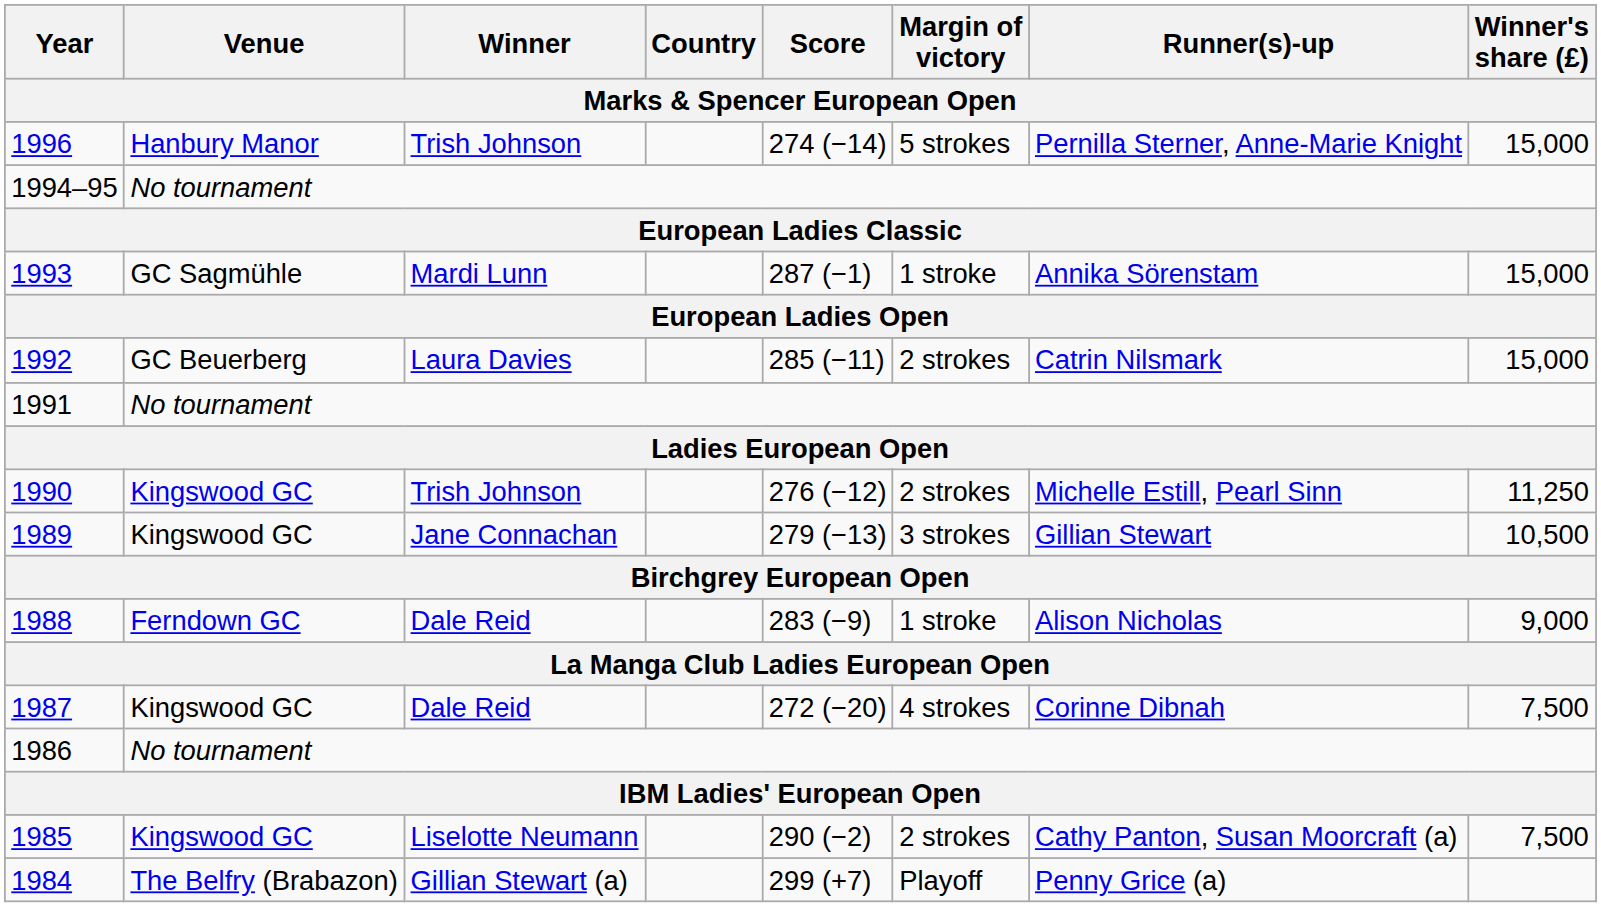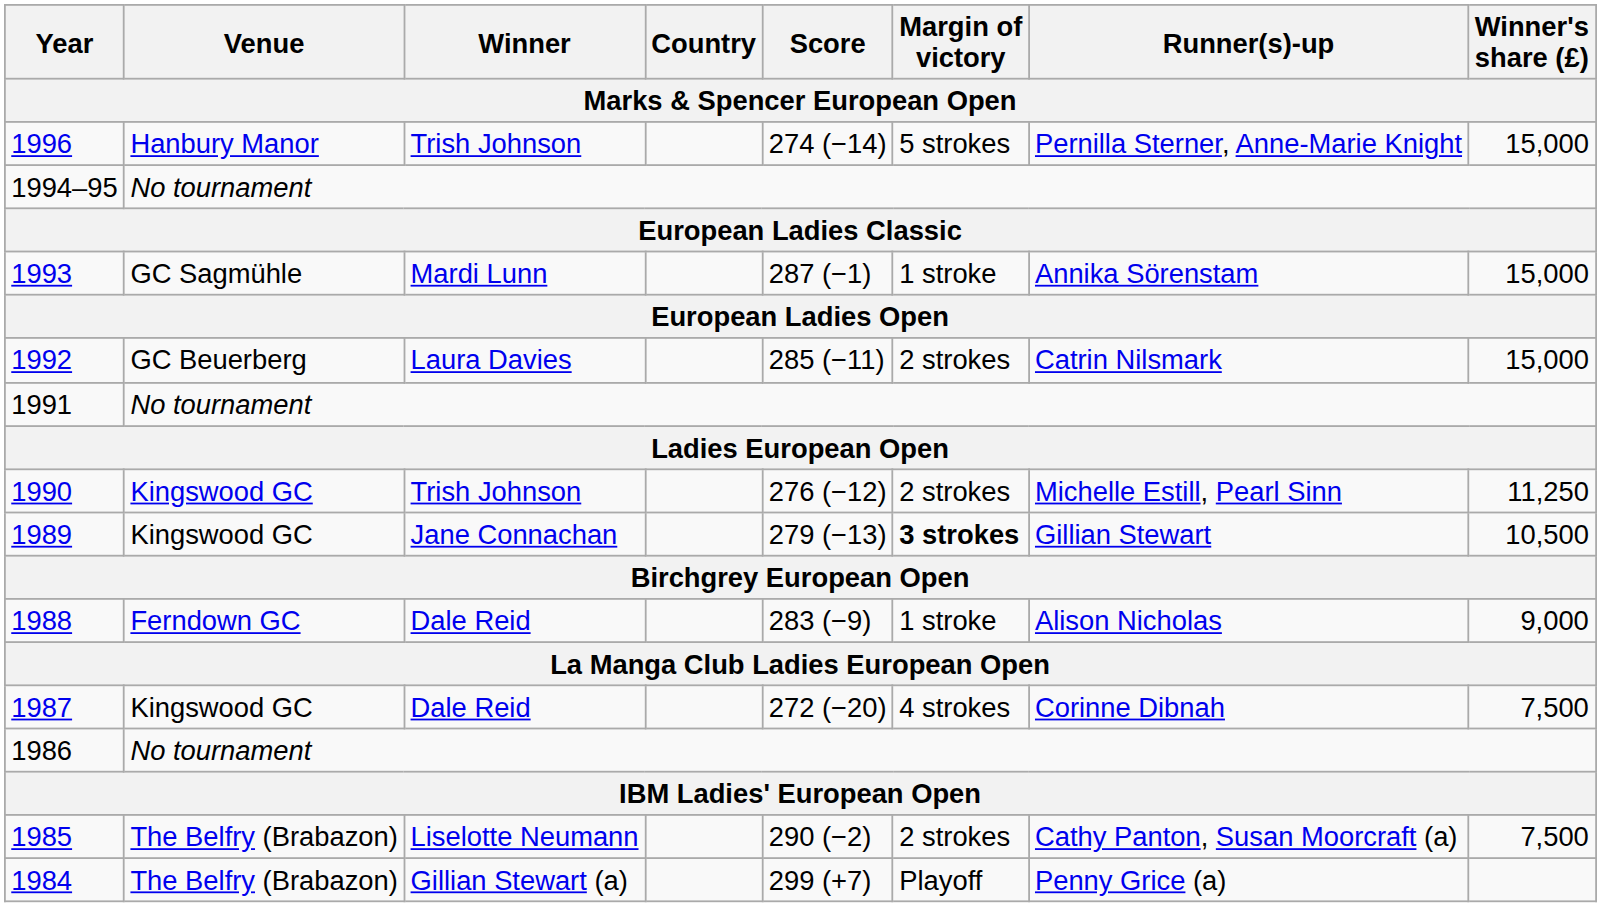(955, 534) normal -> (959, 534) bold
(222, 837) Kingswood GC -> (264, 837) The Belfry (Brabazon)
